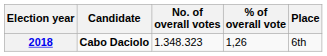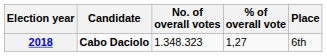(236, 42) 1,26 -> (236, 42) 1,27
